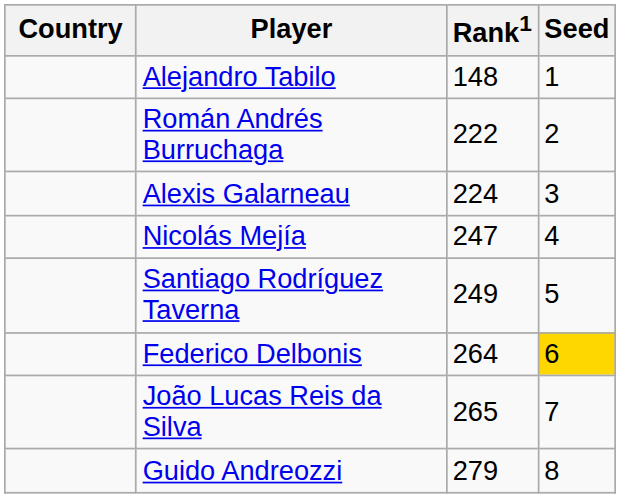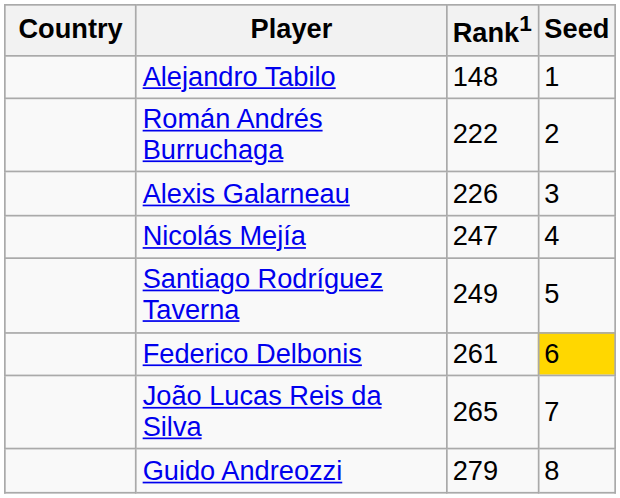(475, 193) 224 -> (475, 193) 226
(475, 353) 264 -> (475, 353) 261
